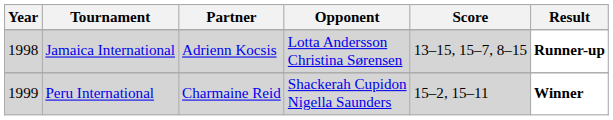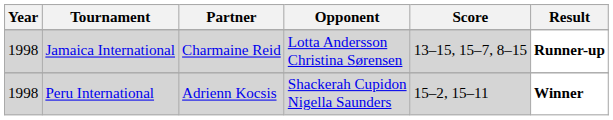(229, 51) Adrienn Kocsis -> (231, 51) Charmaine Reid
(23, 94) 1999 -> (23, 94) 1998
(231, 94) Charmaine Reid -> (229, 94) Adrienn Kocsis
